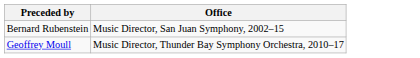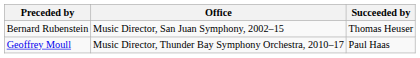+ column: (381, 12)
